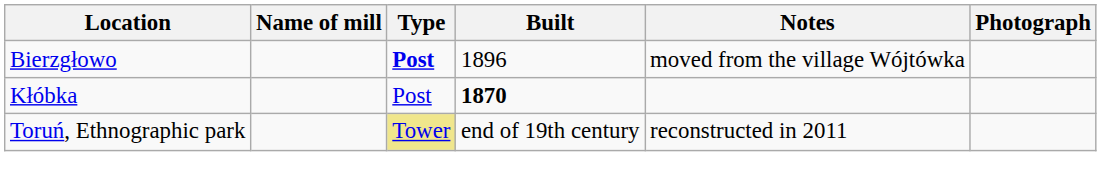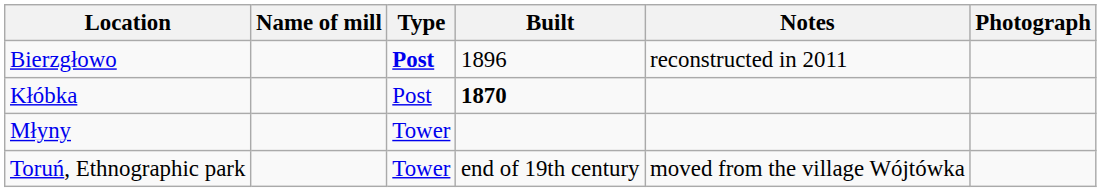(807, 58) moved from the village Wójtówka -> (749, 58) reconstructed in 2011
+ row: (40, 131)
(421, 131) khaki background -> (421, 167) no background
(749, 131) reconstructed in 2011 -> (807, 167) moved from the village Wójtówka
